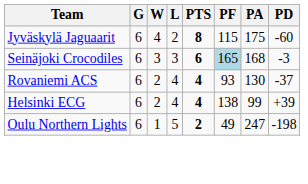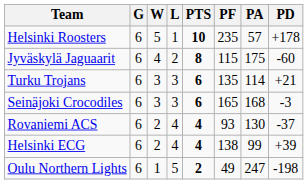+ row: (57, 37)
+ row: (47, 80)
(228, 59) lightblue background -> (228, 102) no background
